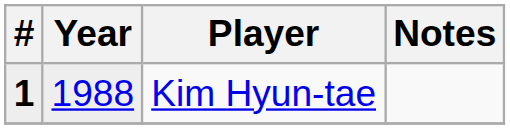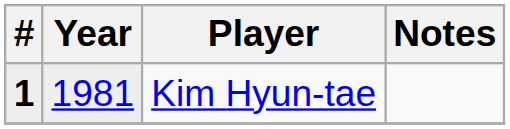(93, 92) 1988 -> (93, 92) 1981
